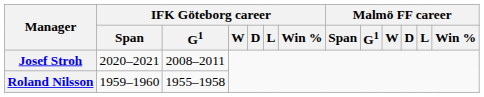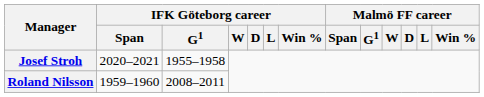(195, 60) 2008–2011 -> (195, 60) 1955–1958
(195, 81) 1955–1958 -> (195, 81) 2008–2011
